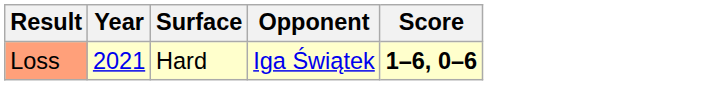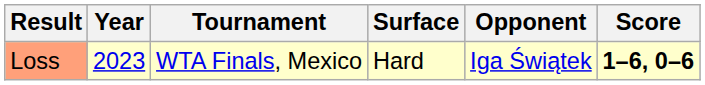+ column: (259, 23)
(119, 60) 2021 -> (119, 60) 2023
